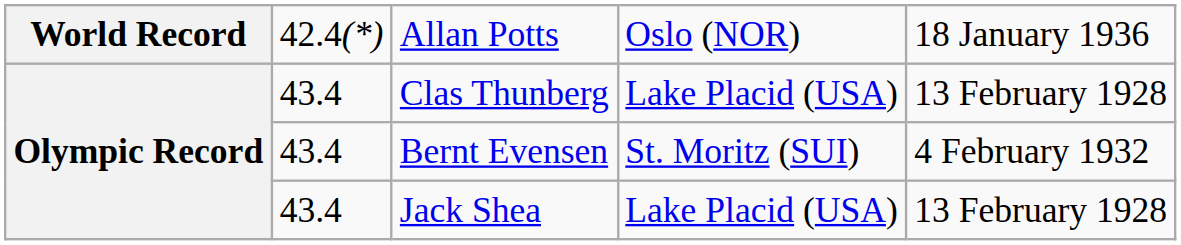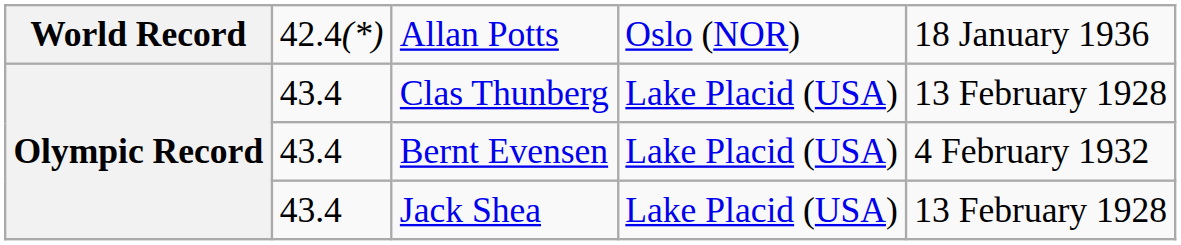(742, 151) St. Moritz (SUI) -> (762, 151) Lake Placid (USA)
